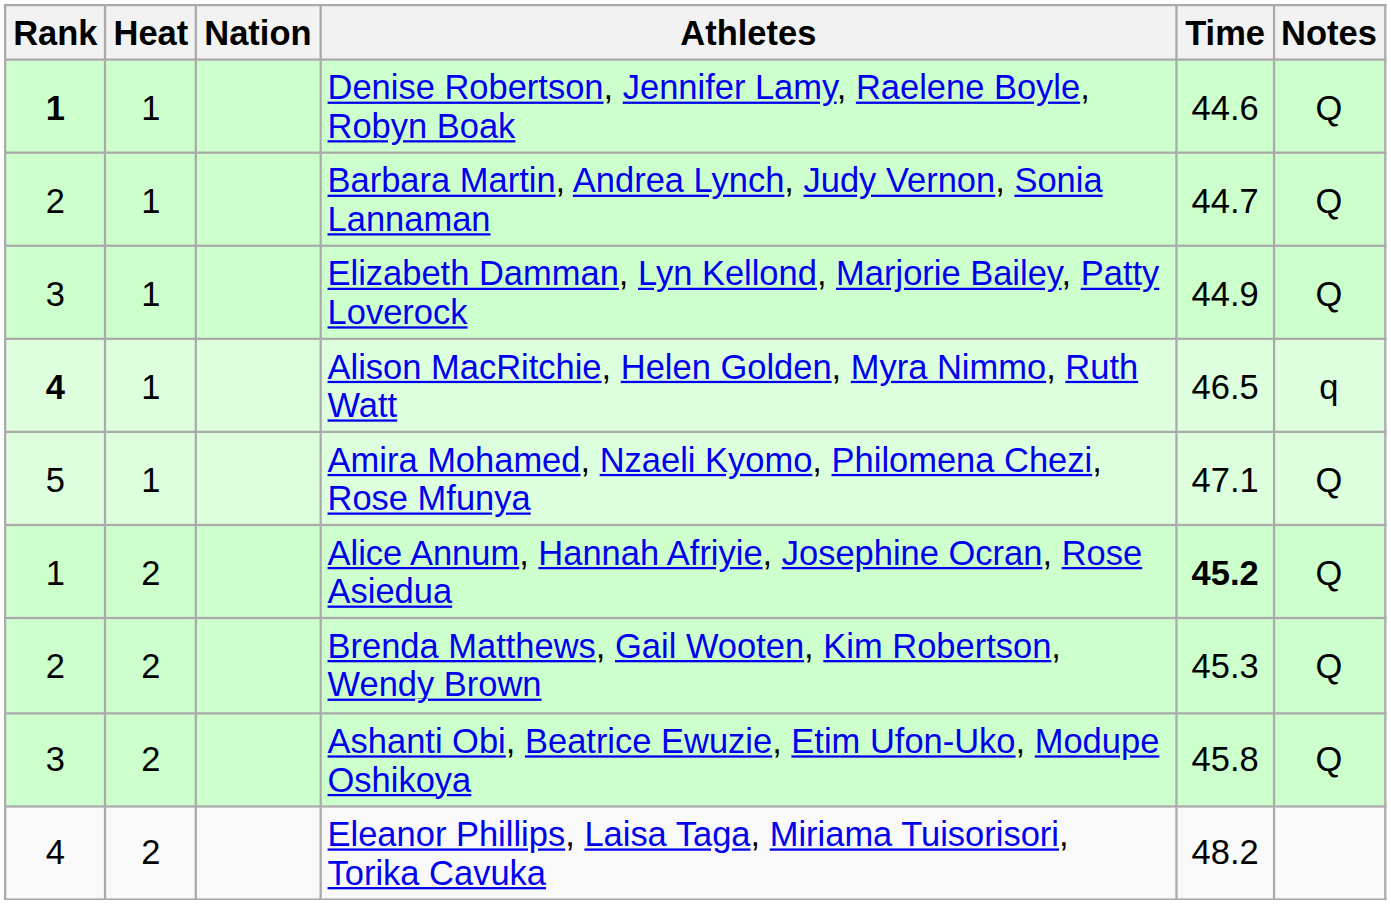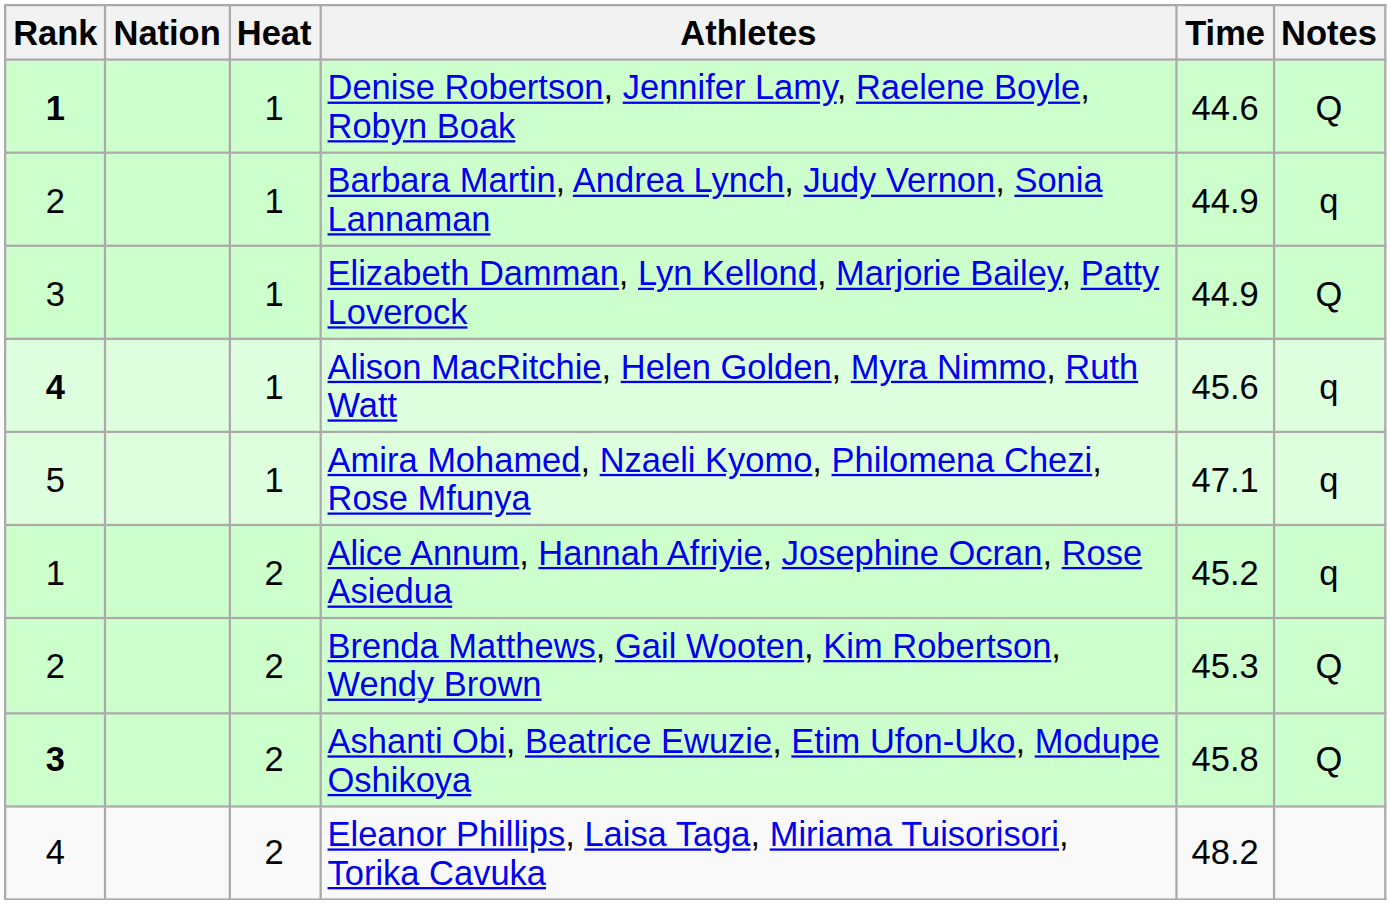columns swapped: (151, 33) <-> (258, 33)
(1225, 200) 44.7 -> (1225, 200) 44.9
(1329, 200) Q -> (1329, 200) q
(1225, 386) 46.5 -> (1225, 386) 45.6
(1329, 479) Q -> (1329, 479) q
(1225, 573) bold -> (1225, 573) normal
(1329, 573) Q -> (1329, 573) q
(55, 759) normal -> (55, 759) bold
